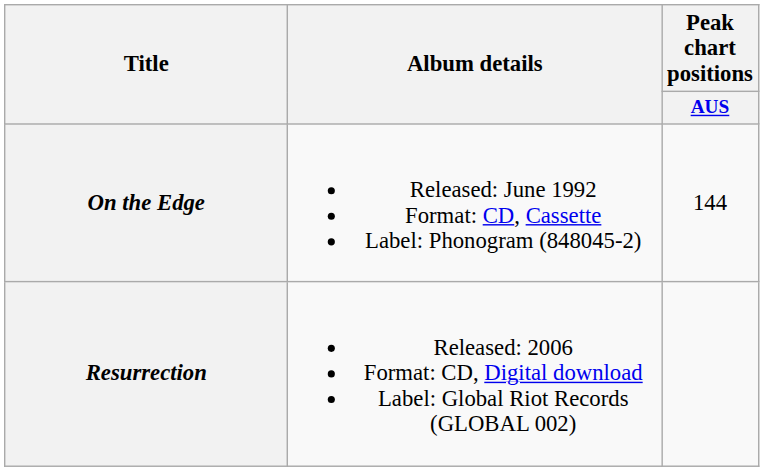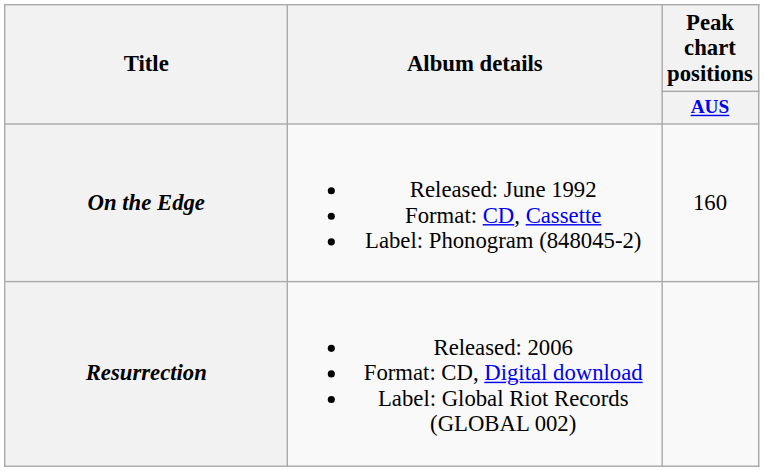(710, 202) 144 -> (710, 202) 160
